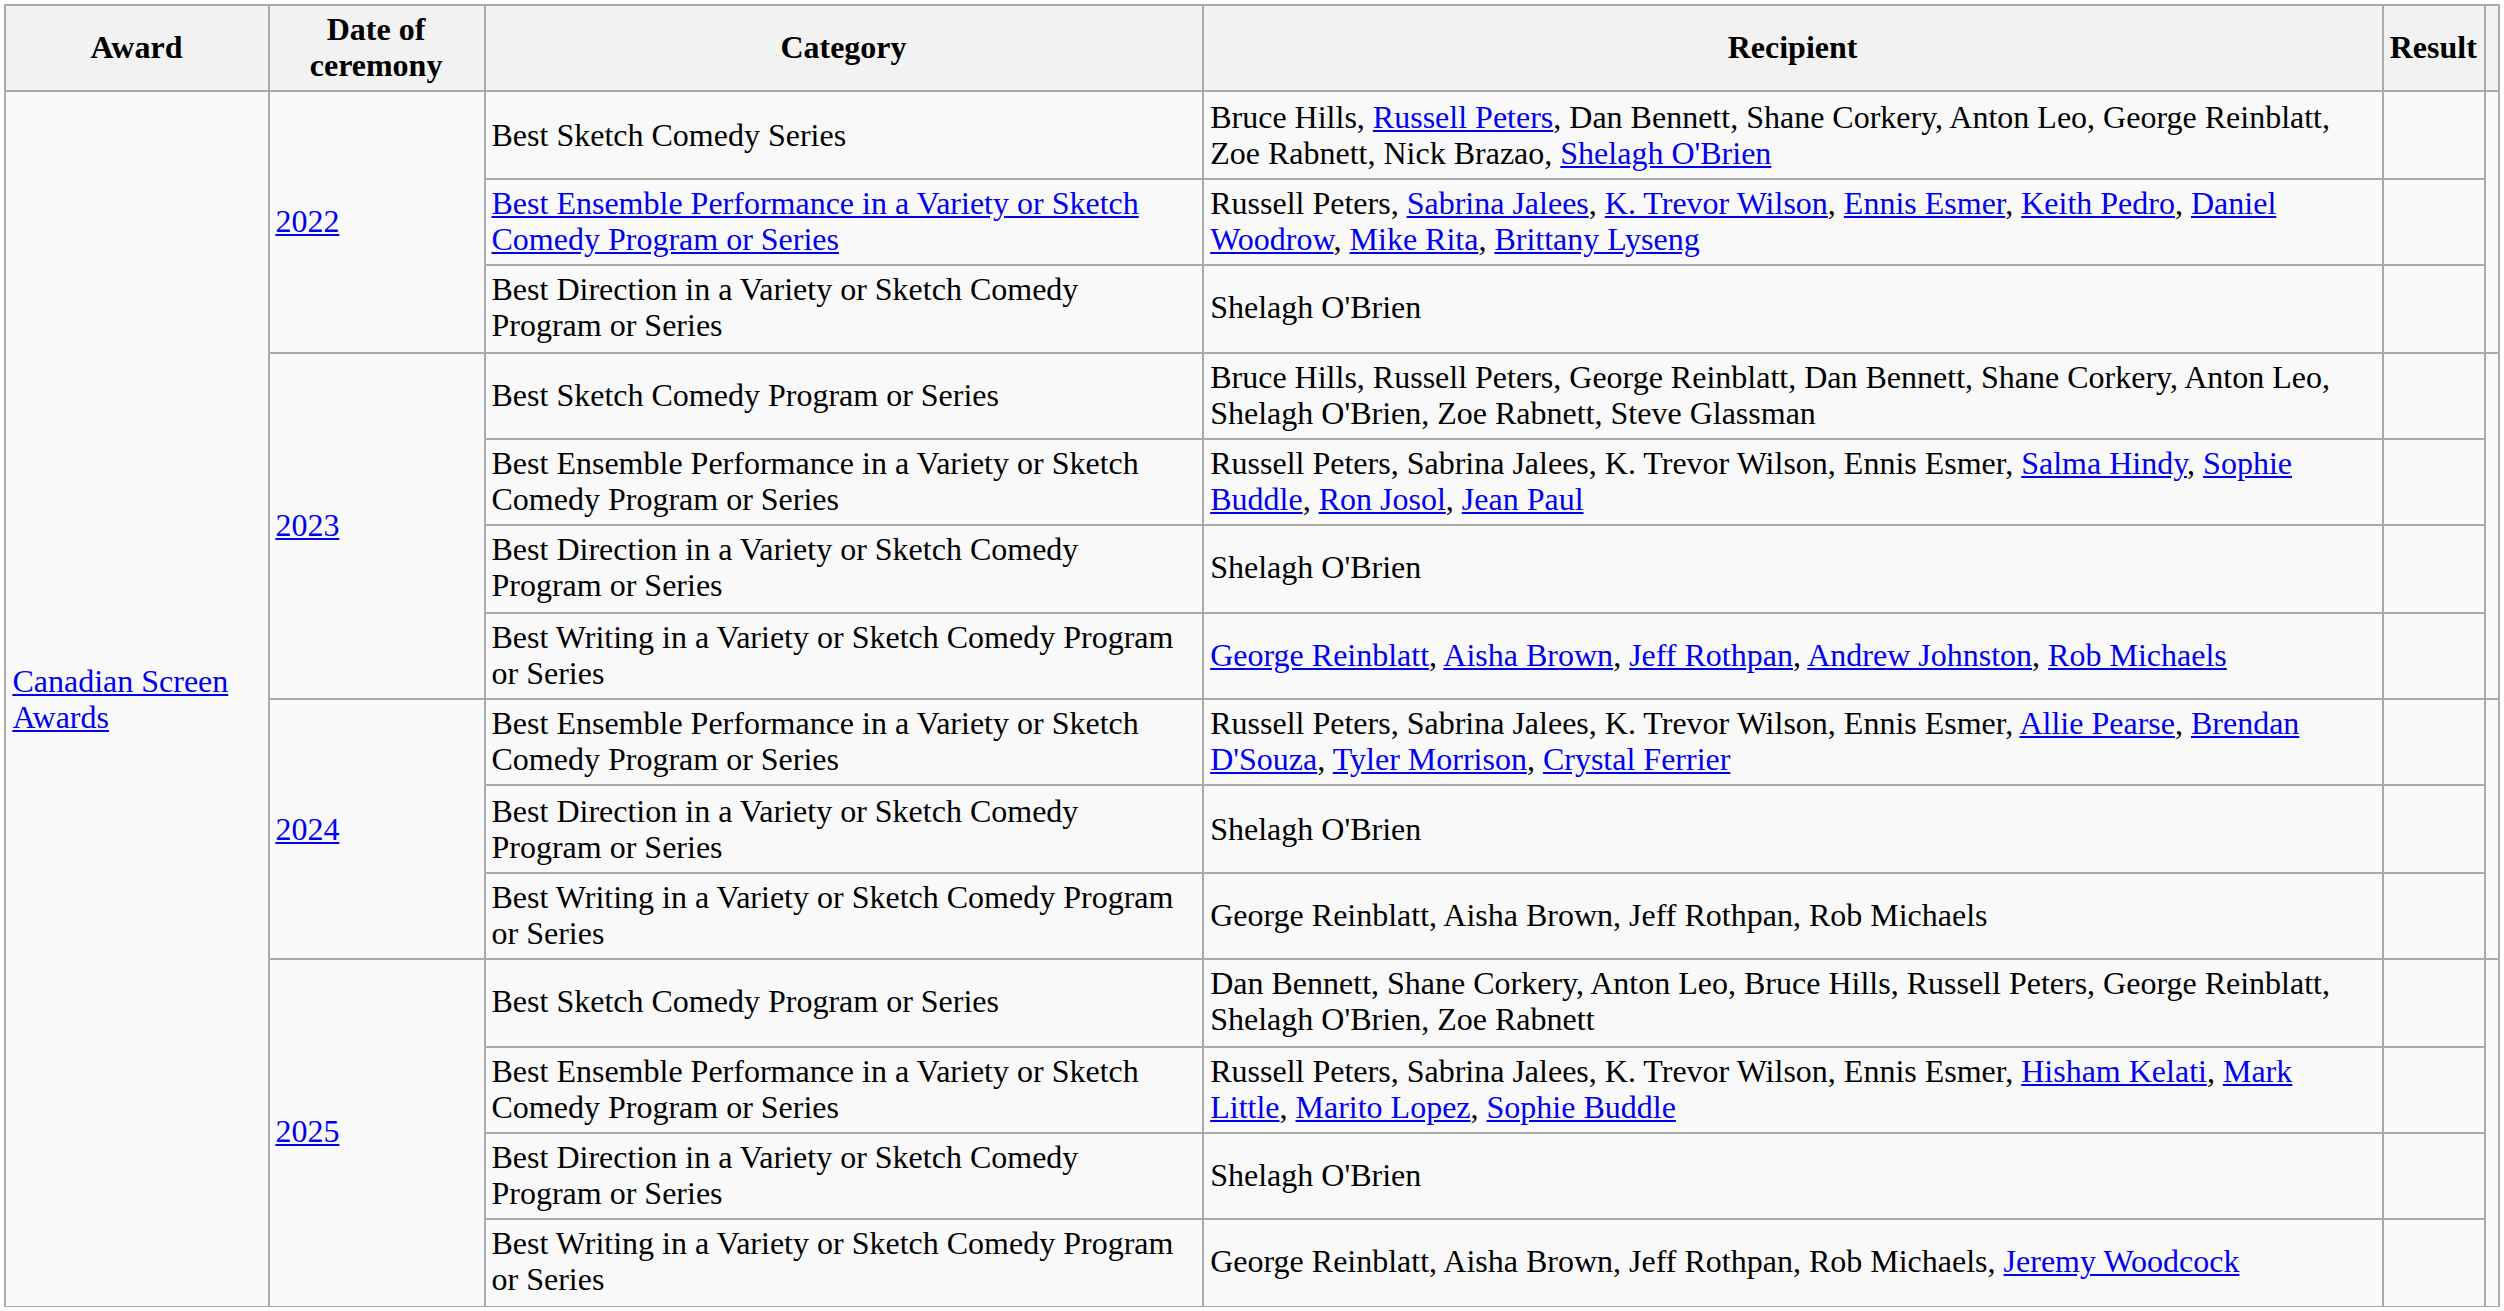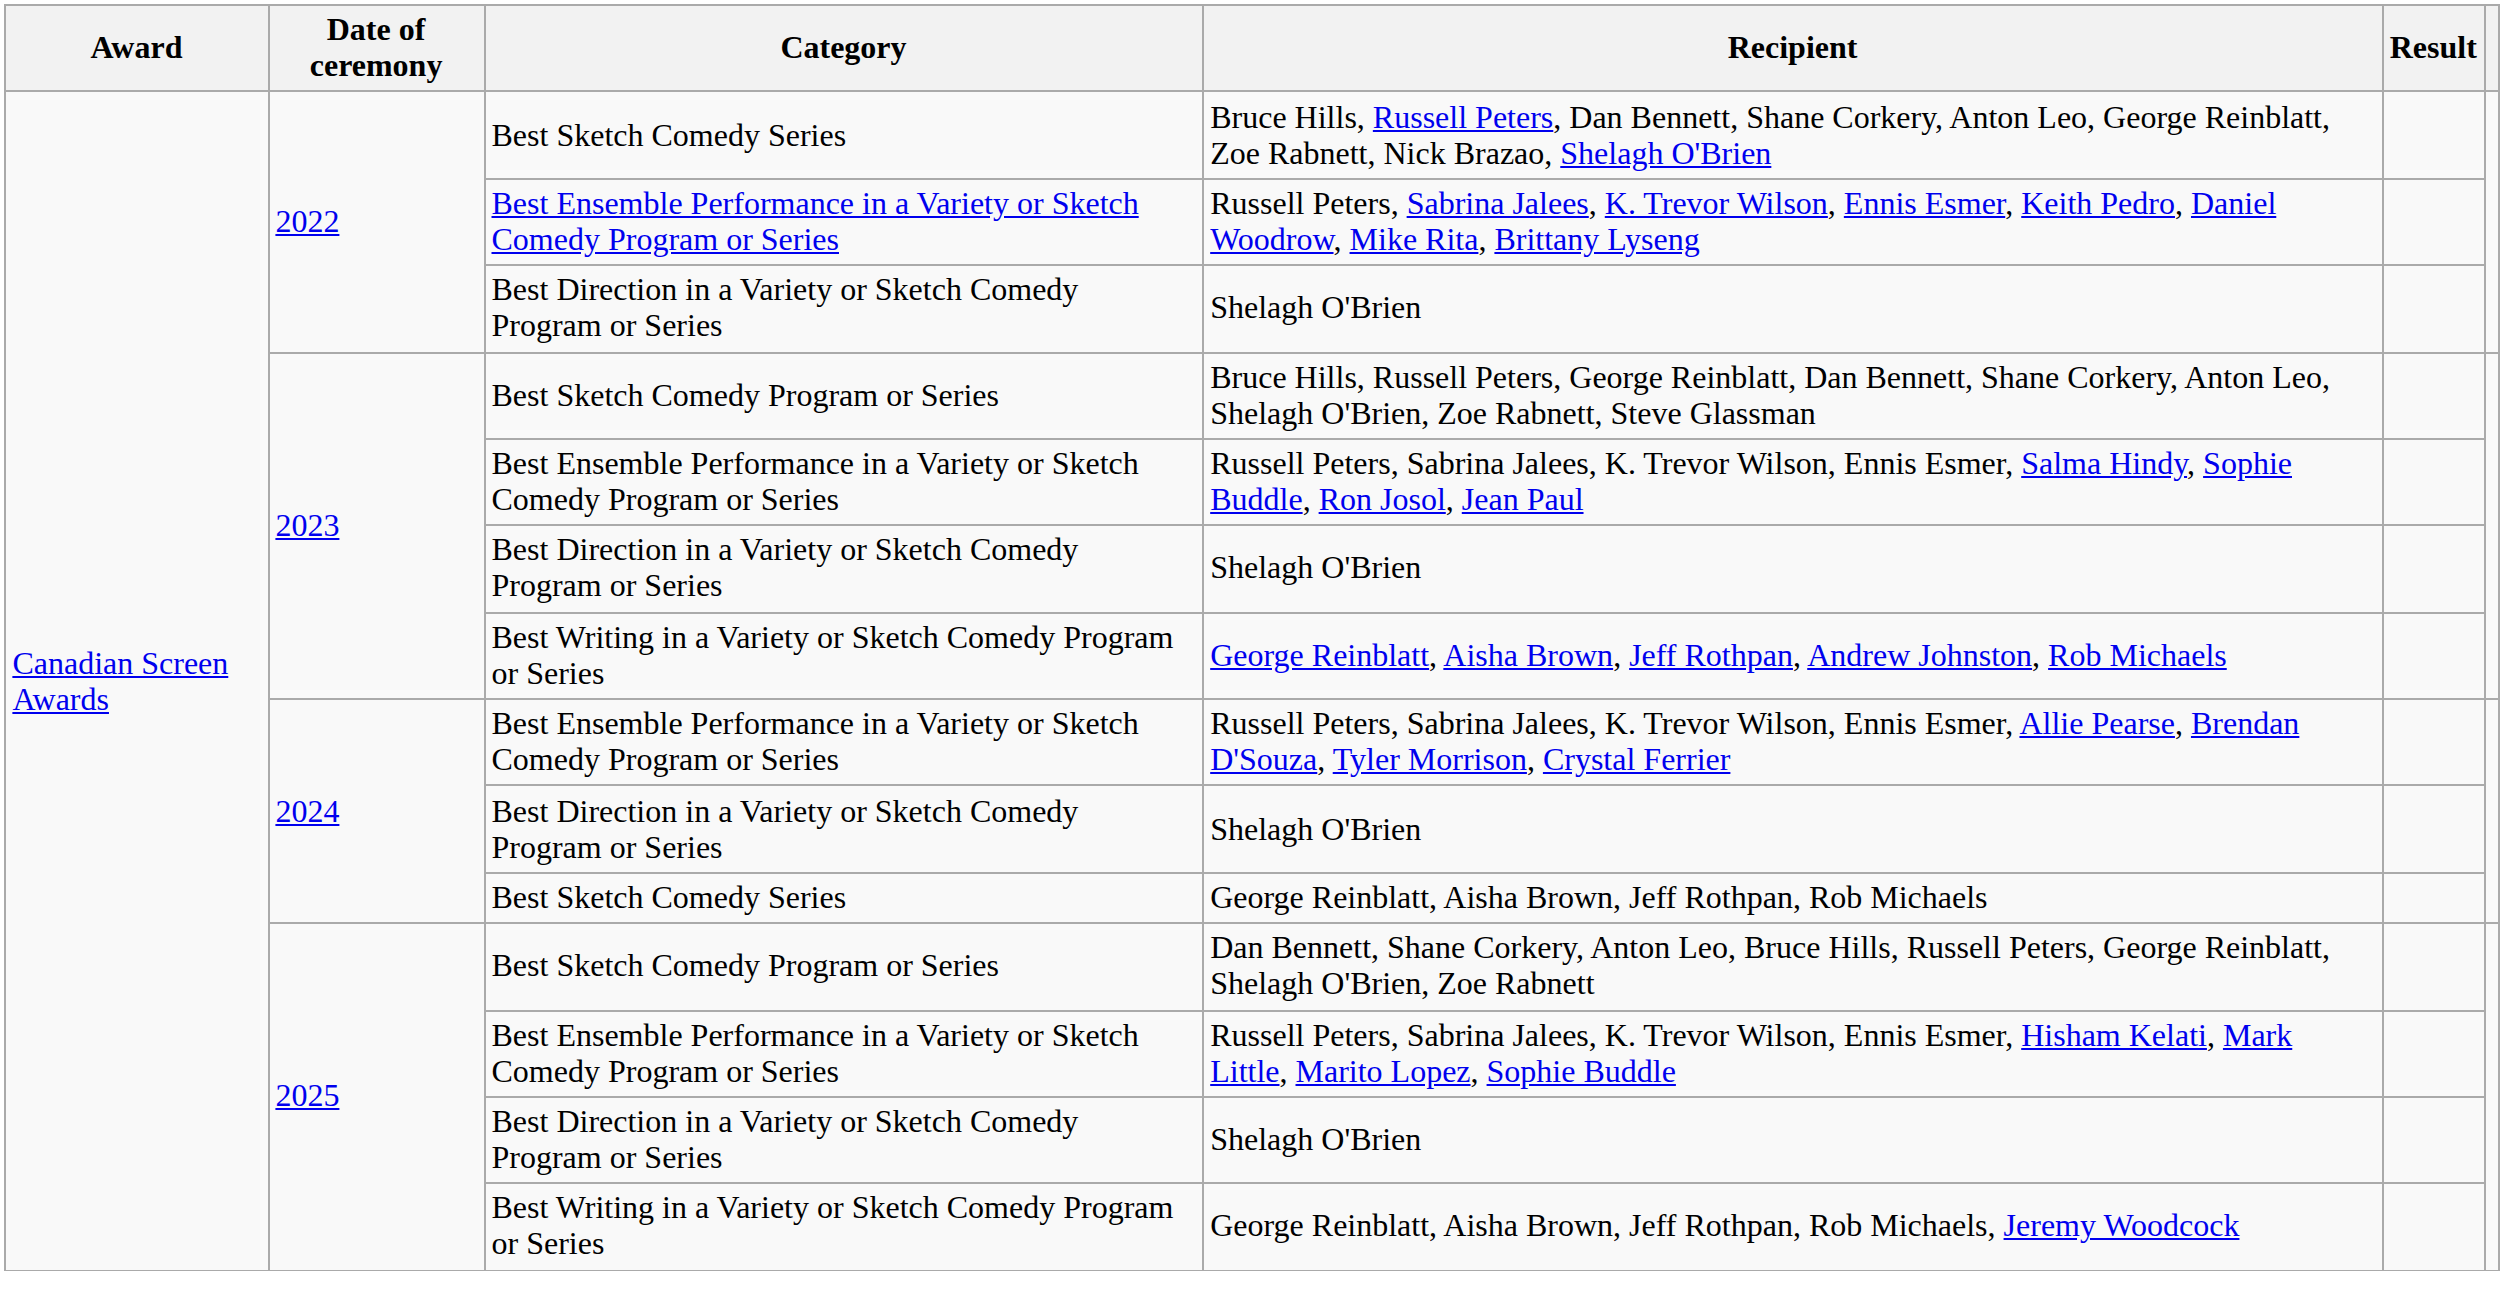(832, 915) Best Writing in a Variety or Sketch Comedy Program or Series -> (669, 897) Best Sketch Comedy Series
